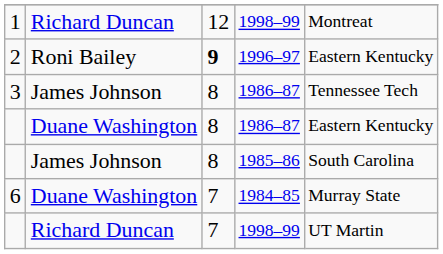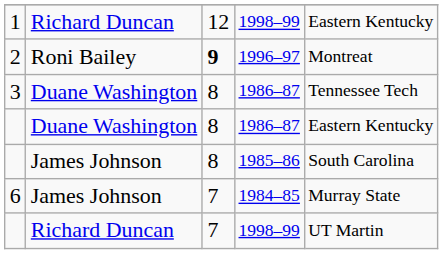(340, 21) Montreat -> (371, 21) Eastern Kentucky
(371, 56) Eastern Kentucky -> (340, 56) Montreat
(96, 91) James Johnson -> (114, 91) Duane Washington
(114, 195) Duane Washington -> (96, 195) James Johnson
